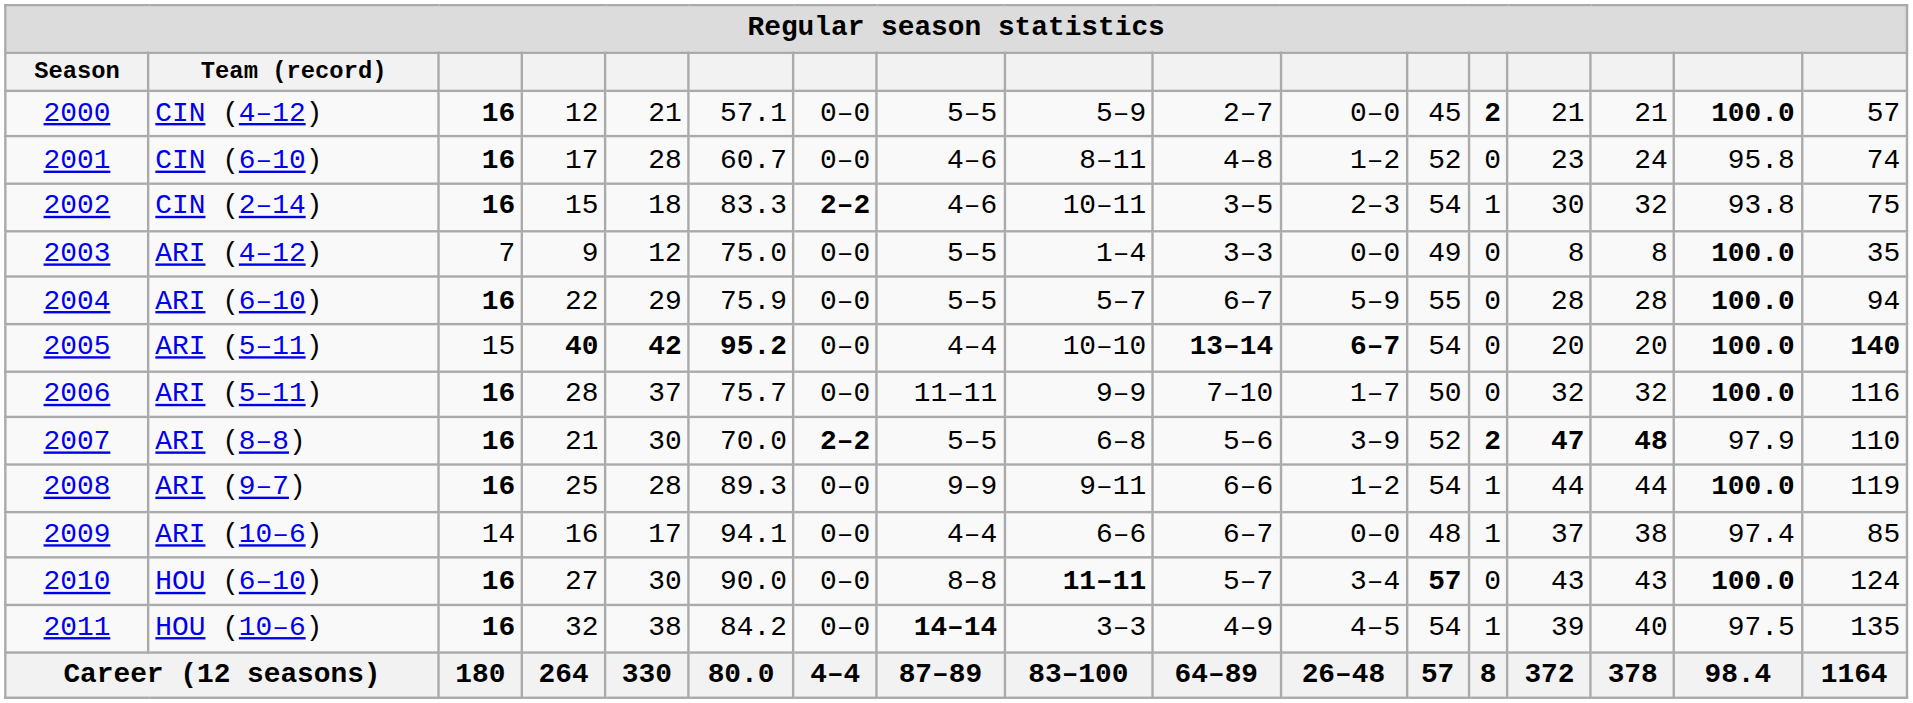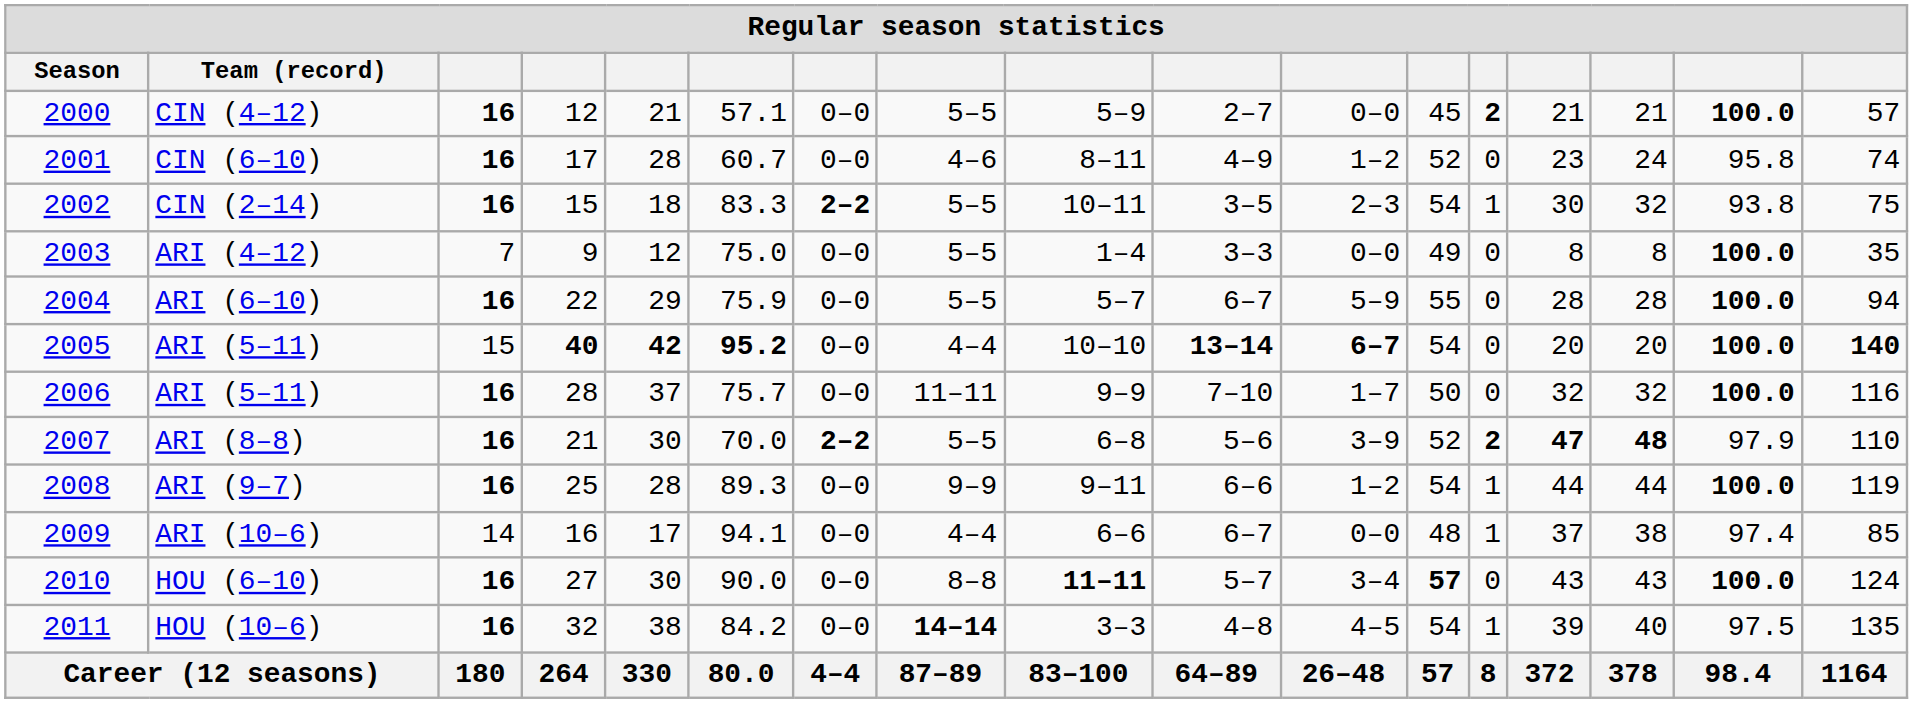(1248, 160) 4–8 -> (1248, 160) 4–9
(972, 207) 4–6 -> (972, 207) 5–5
(1248, 628) 4–9 -> (1248, 628) 4–8
